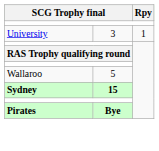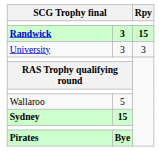+ row: (31, 33)
(143, 33) 1 -> (143, 49) 3
